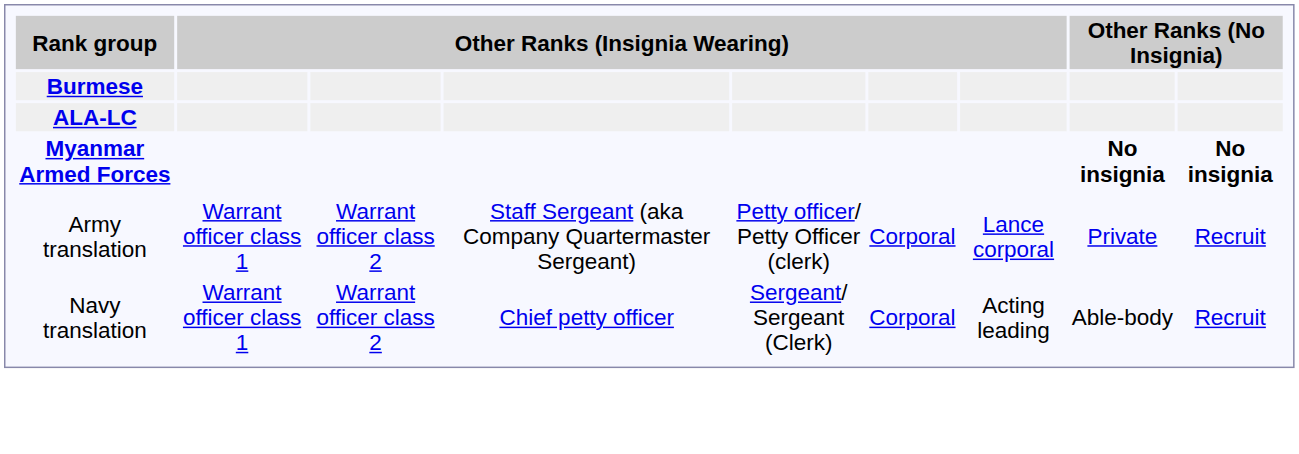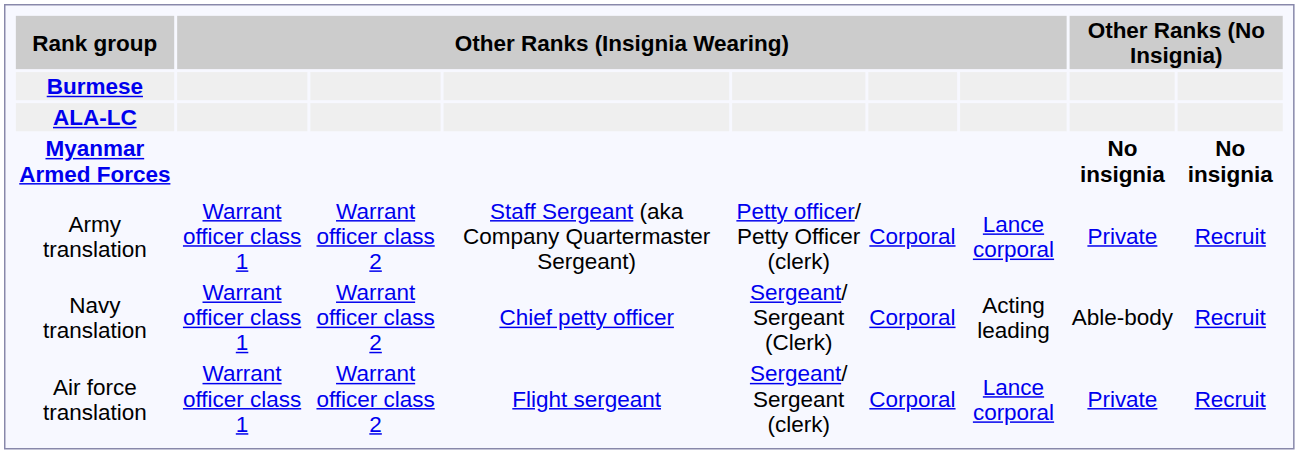+ row: (95, 398)
